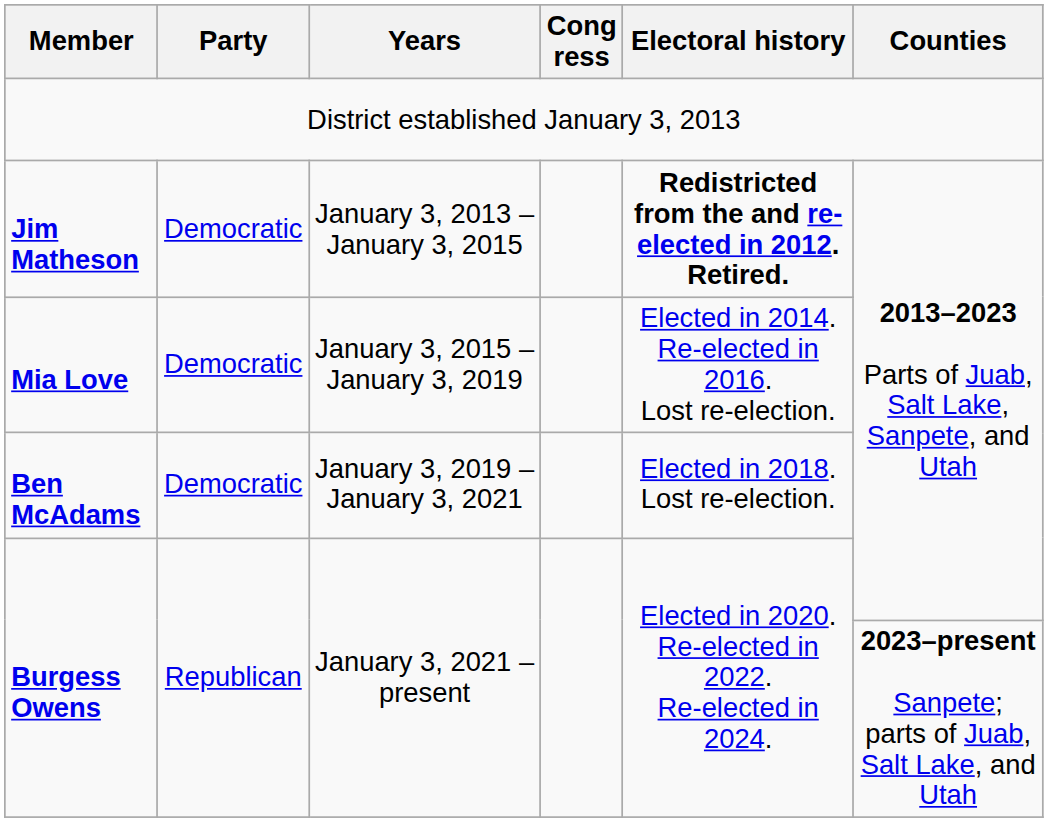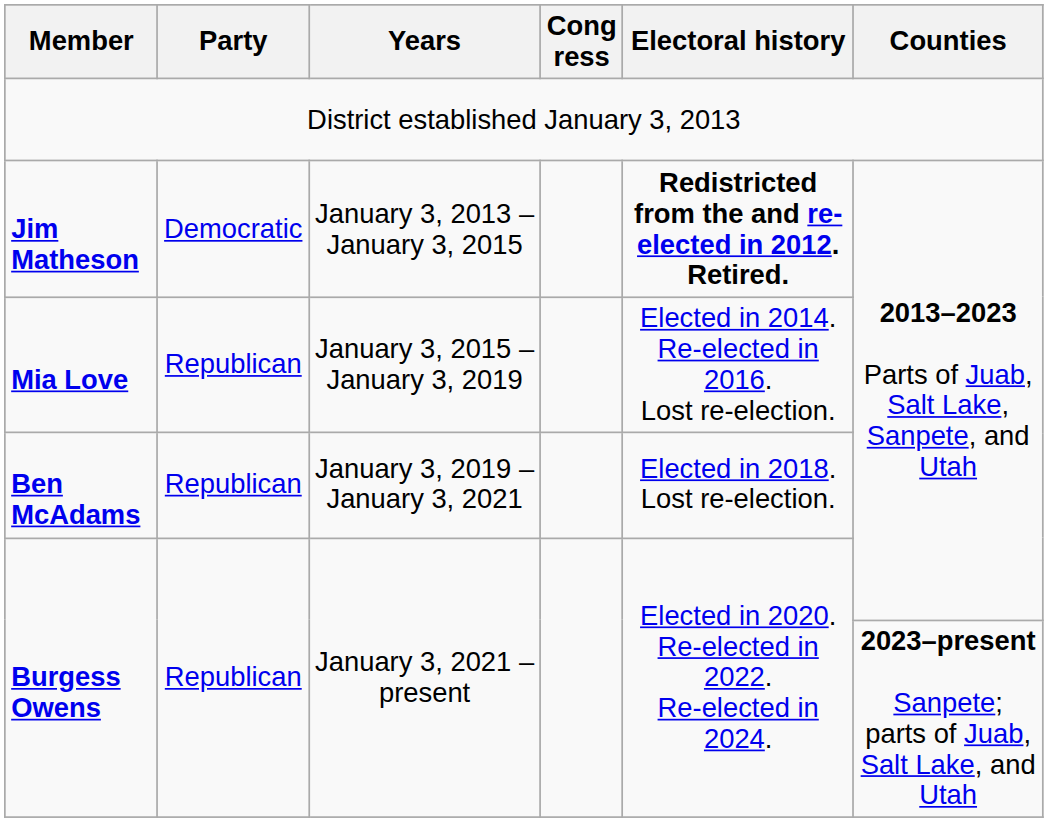(233, 364) Democratic -> (233, 364) Republican
(233, 484) Democratic -> (233, 484) Republican
